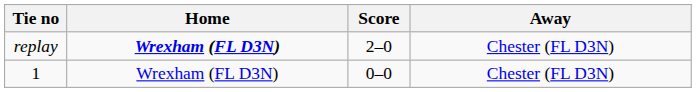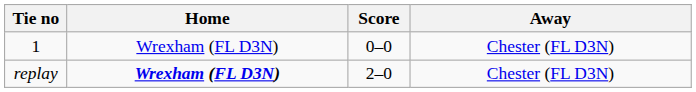rows swapped: (36, 73) <-> (36, 45)
